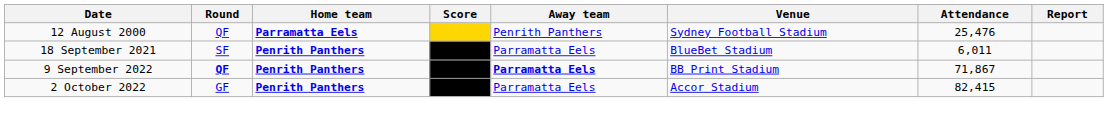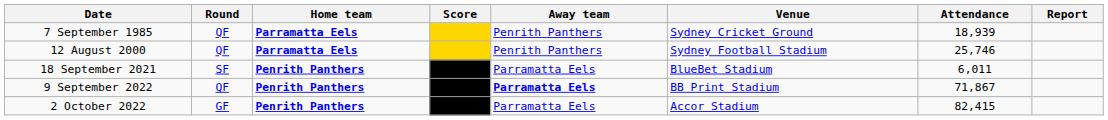+ row: (98, 32)
(975, 32) 25,476 -> (975, 51) 25,746
(222, 69) bold -> (222, 87) normal
